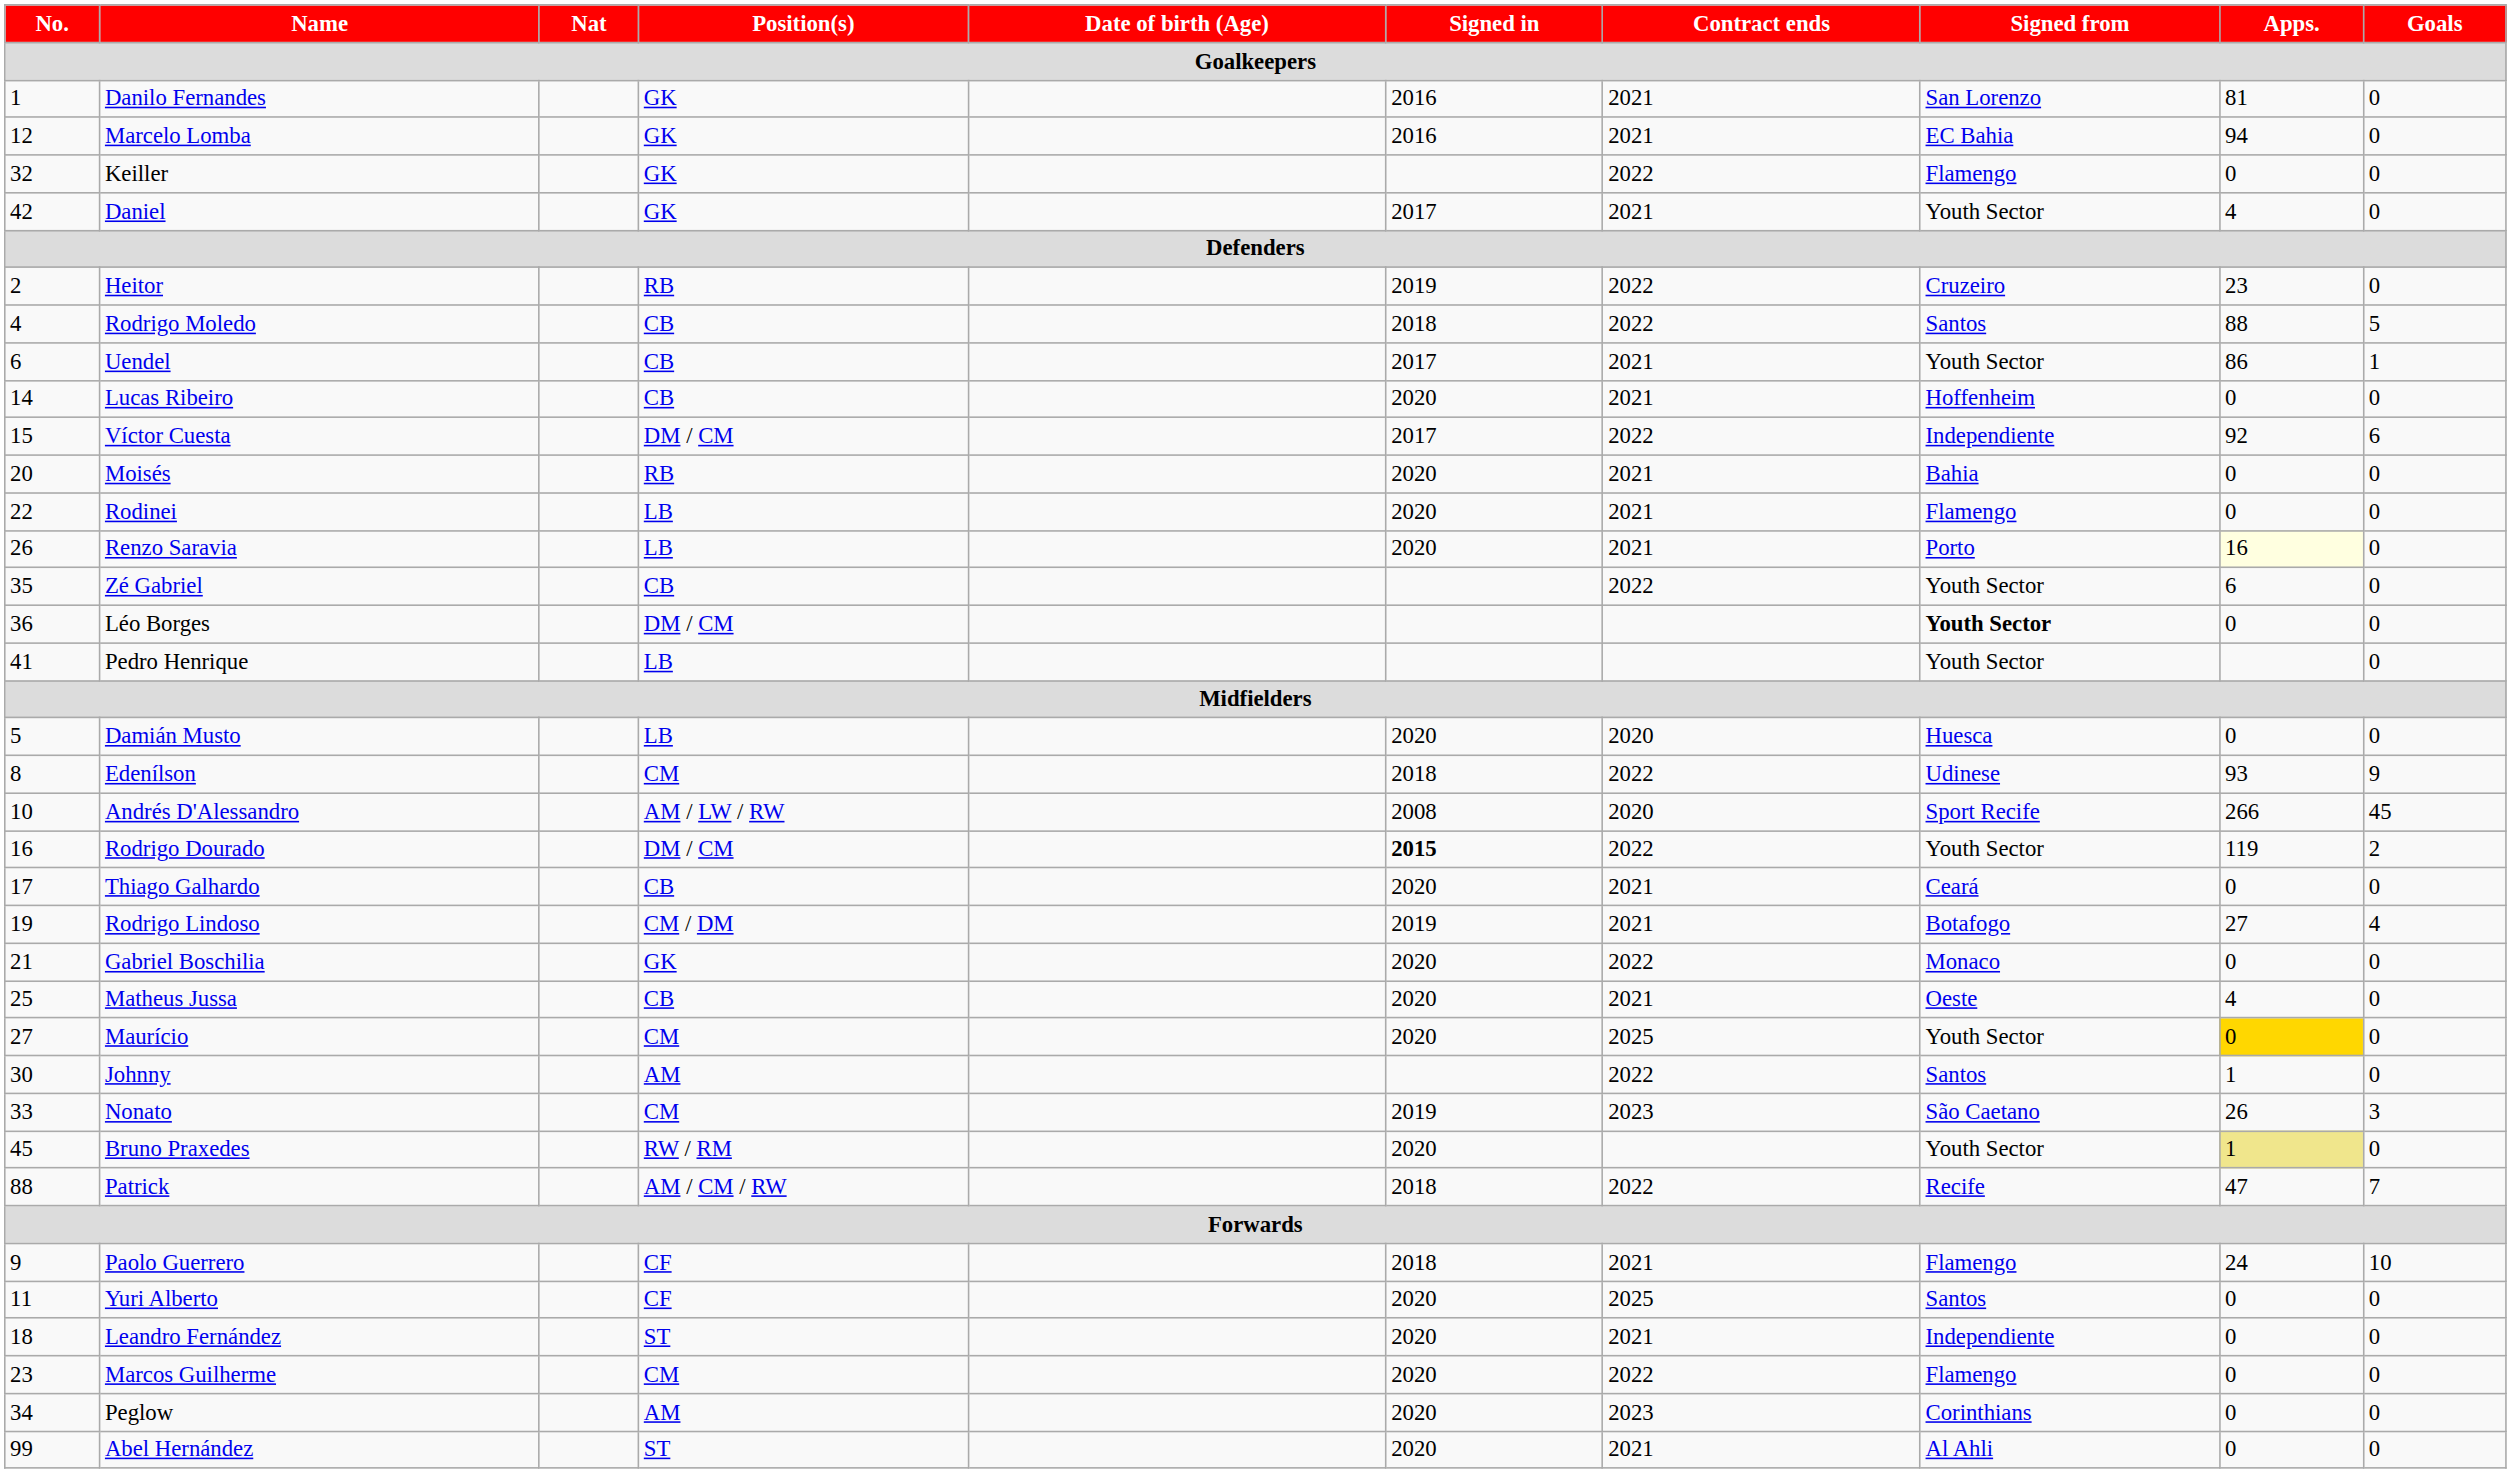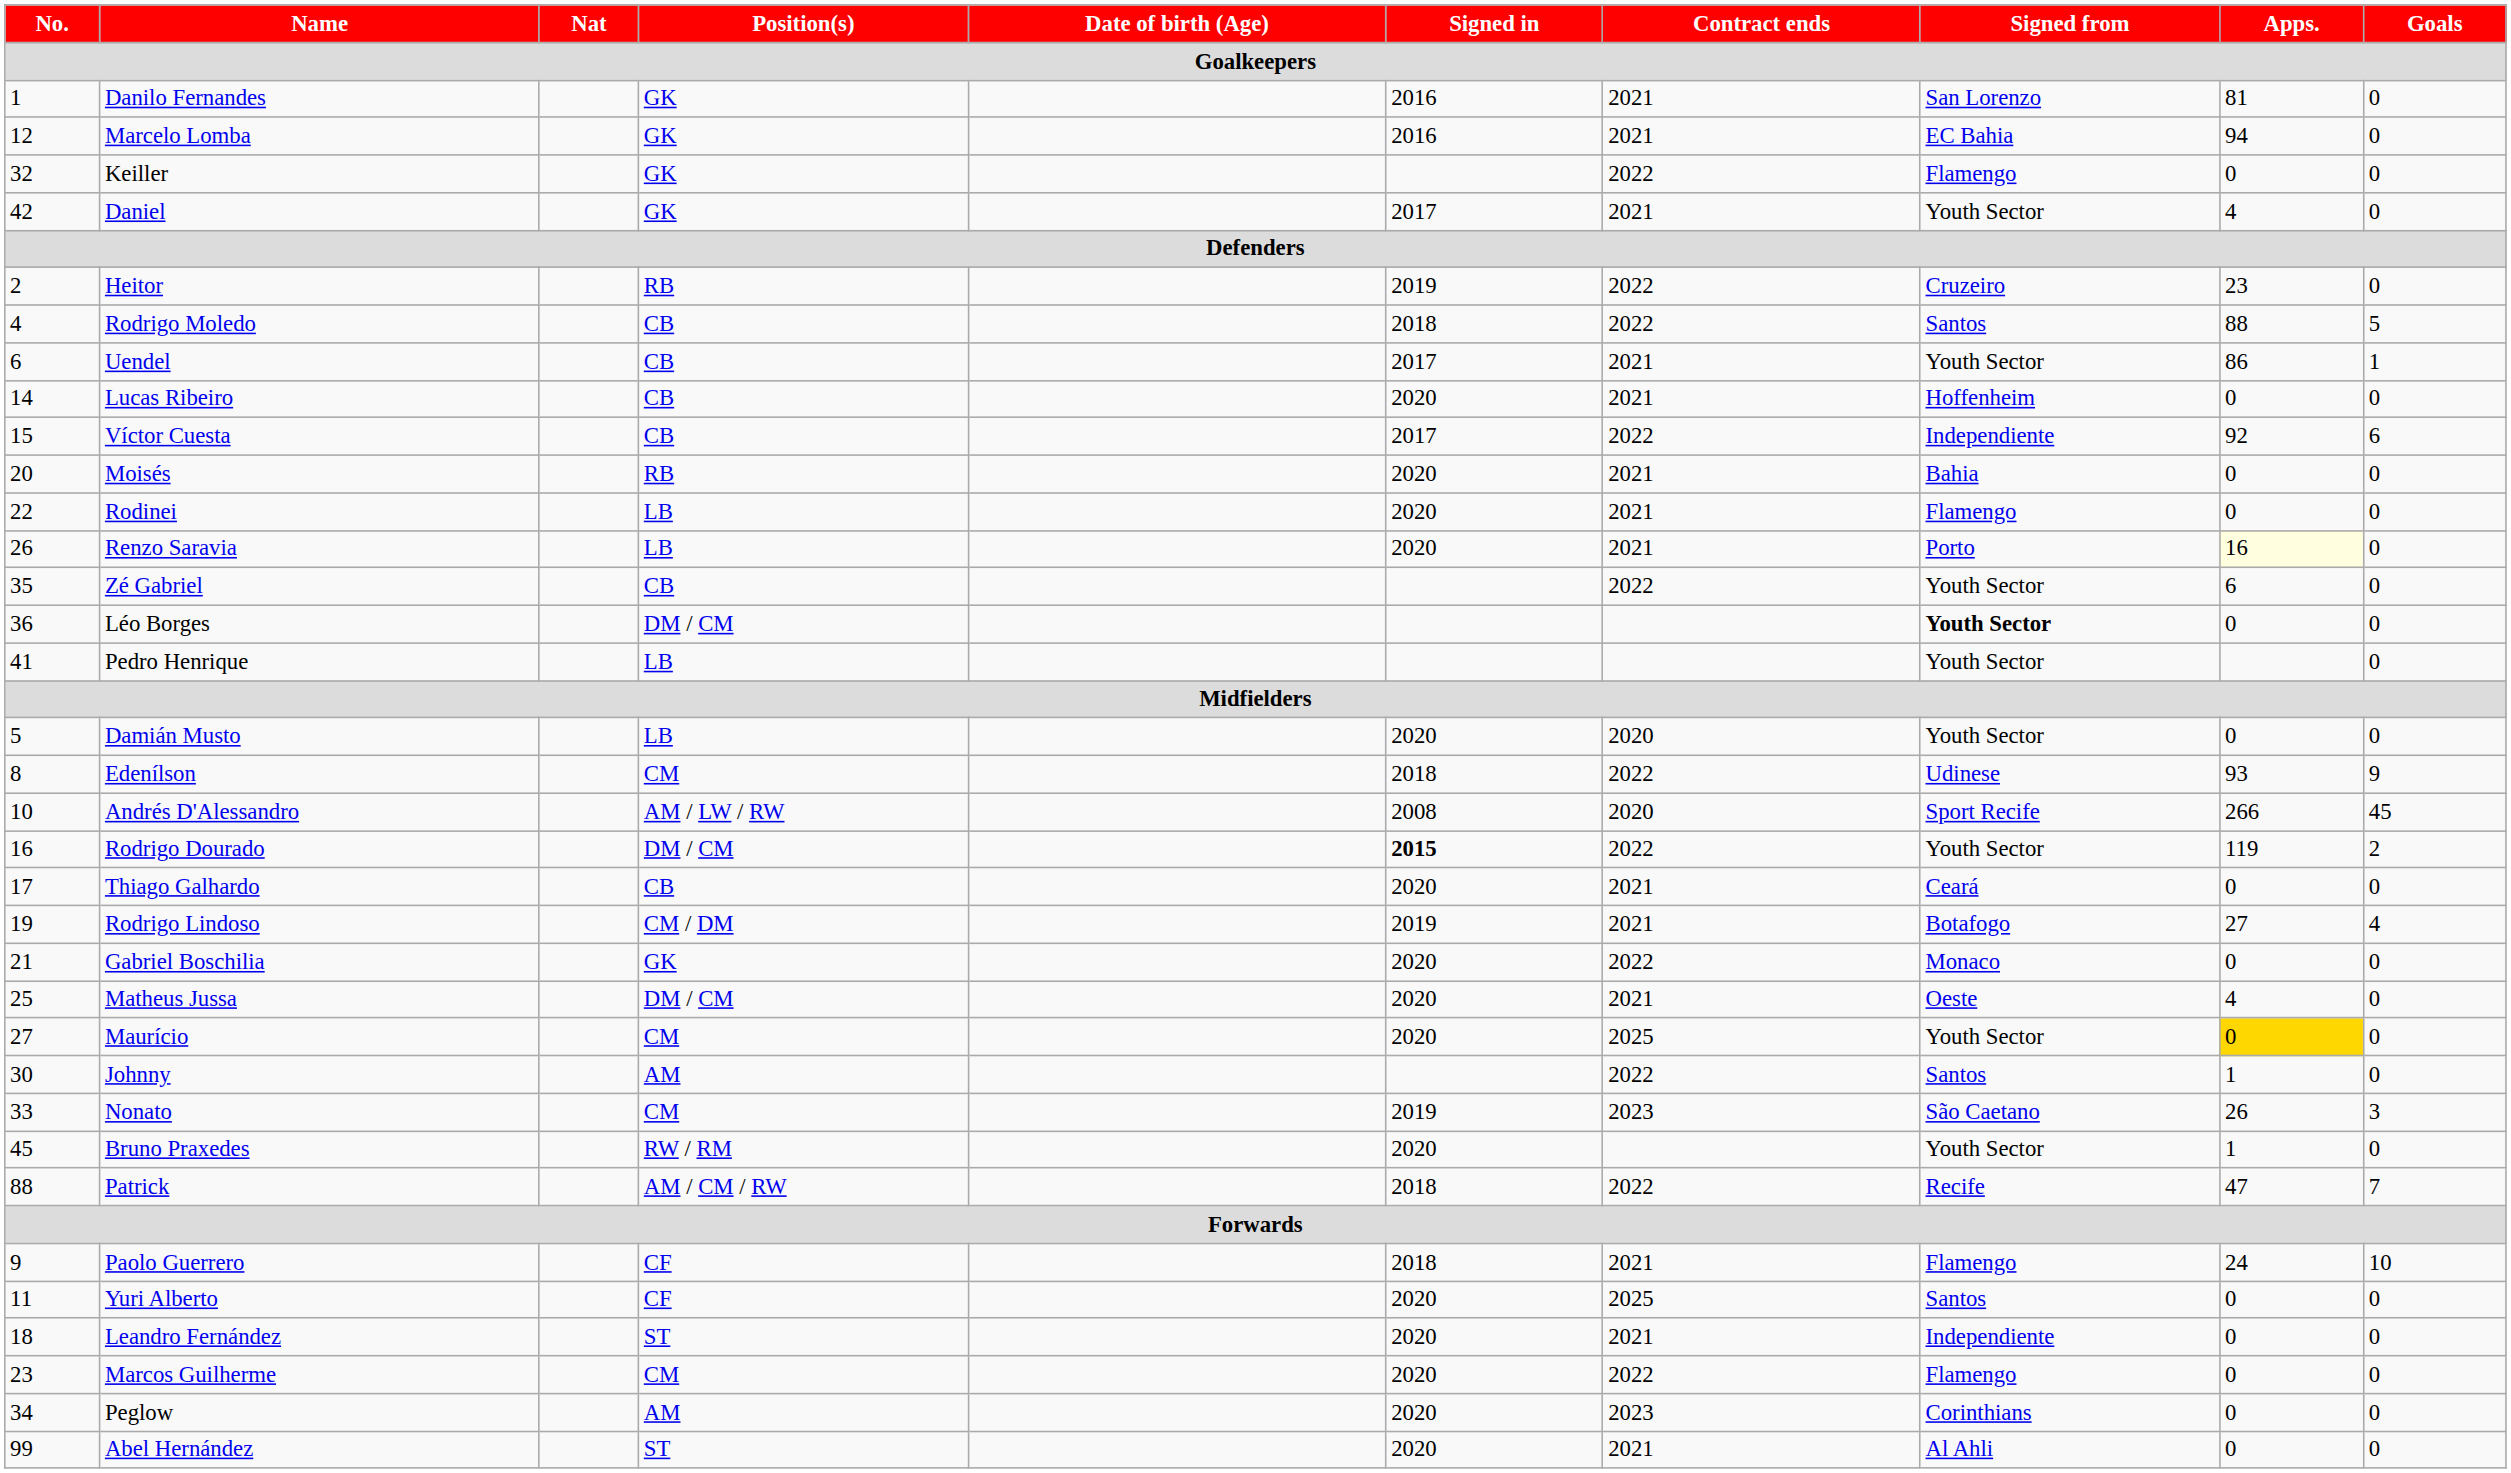(689, 436) DM / CM -> (659, 436) CB
(1959, 736) Huesca -> (1985, 736) Youth Sector
(659, 999) CB -> (689, 999) DM / CM
(2231, 1149) khaki background -> (2231, 1149) no background
